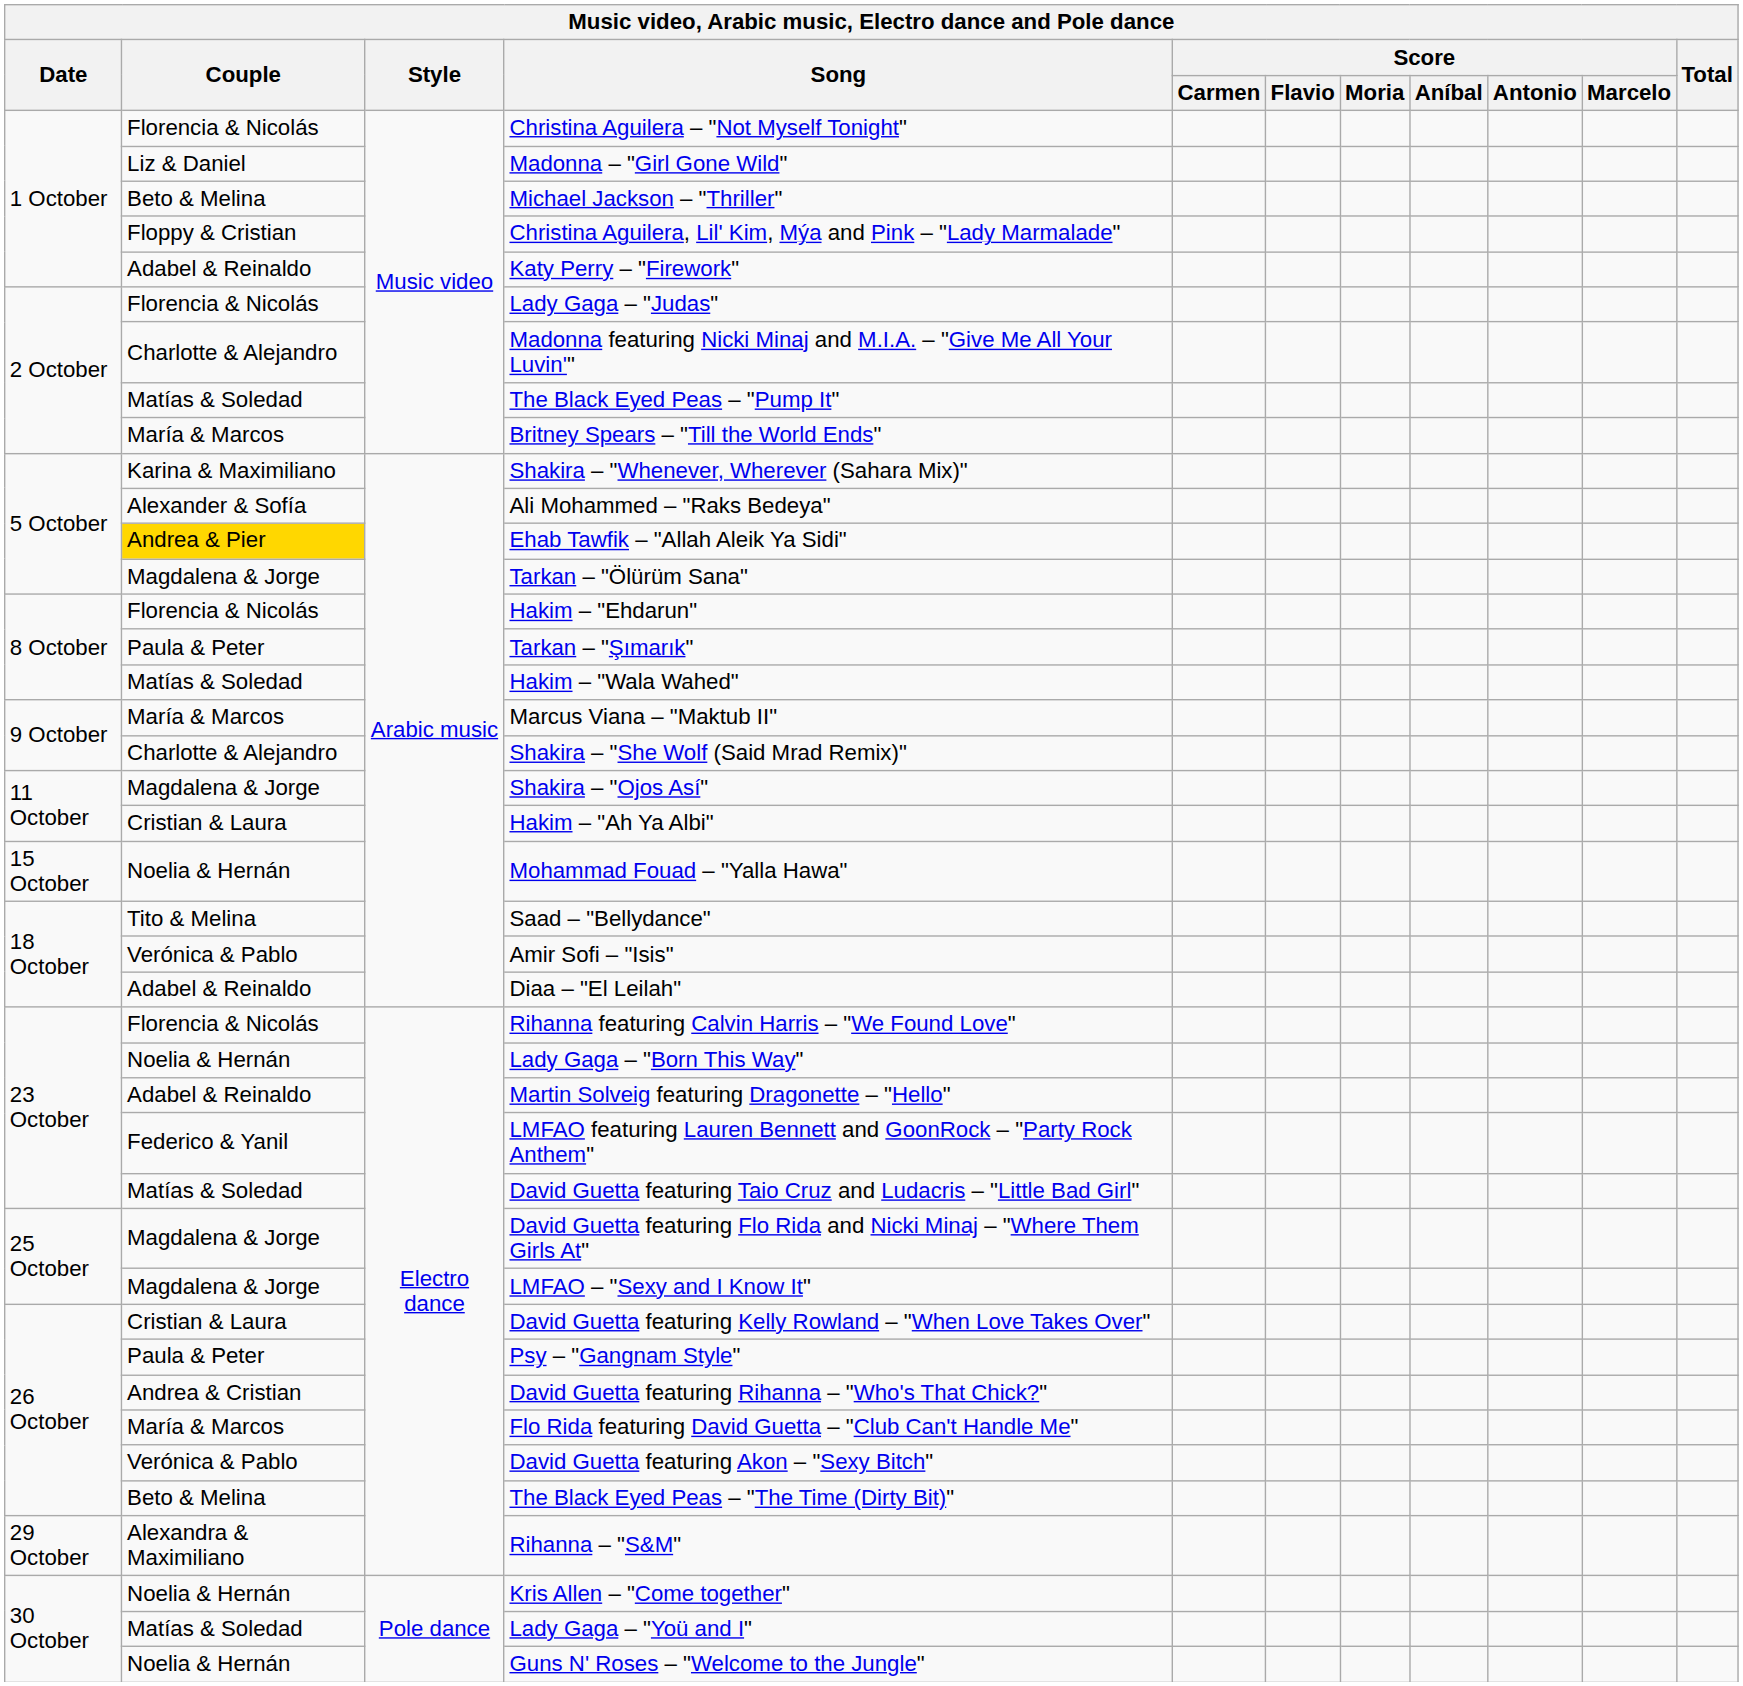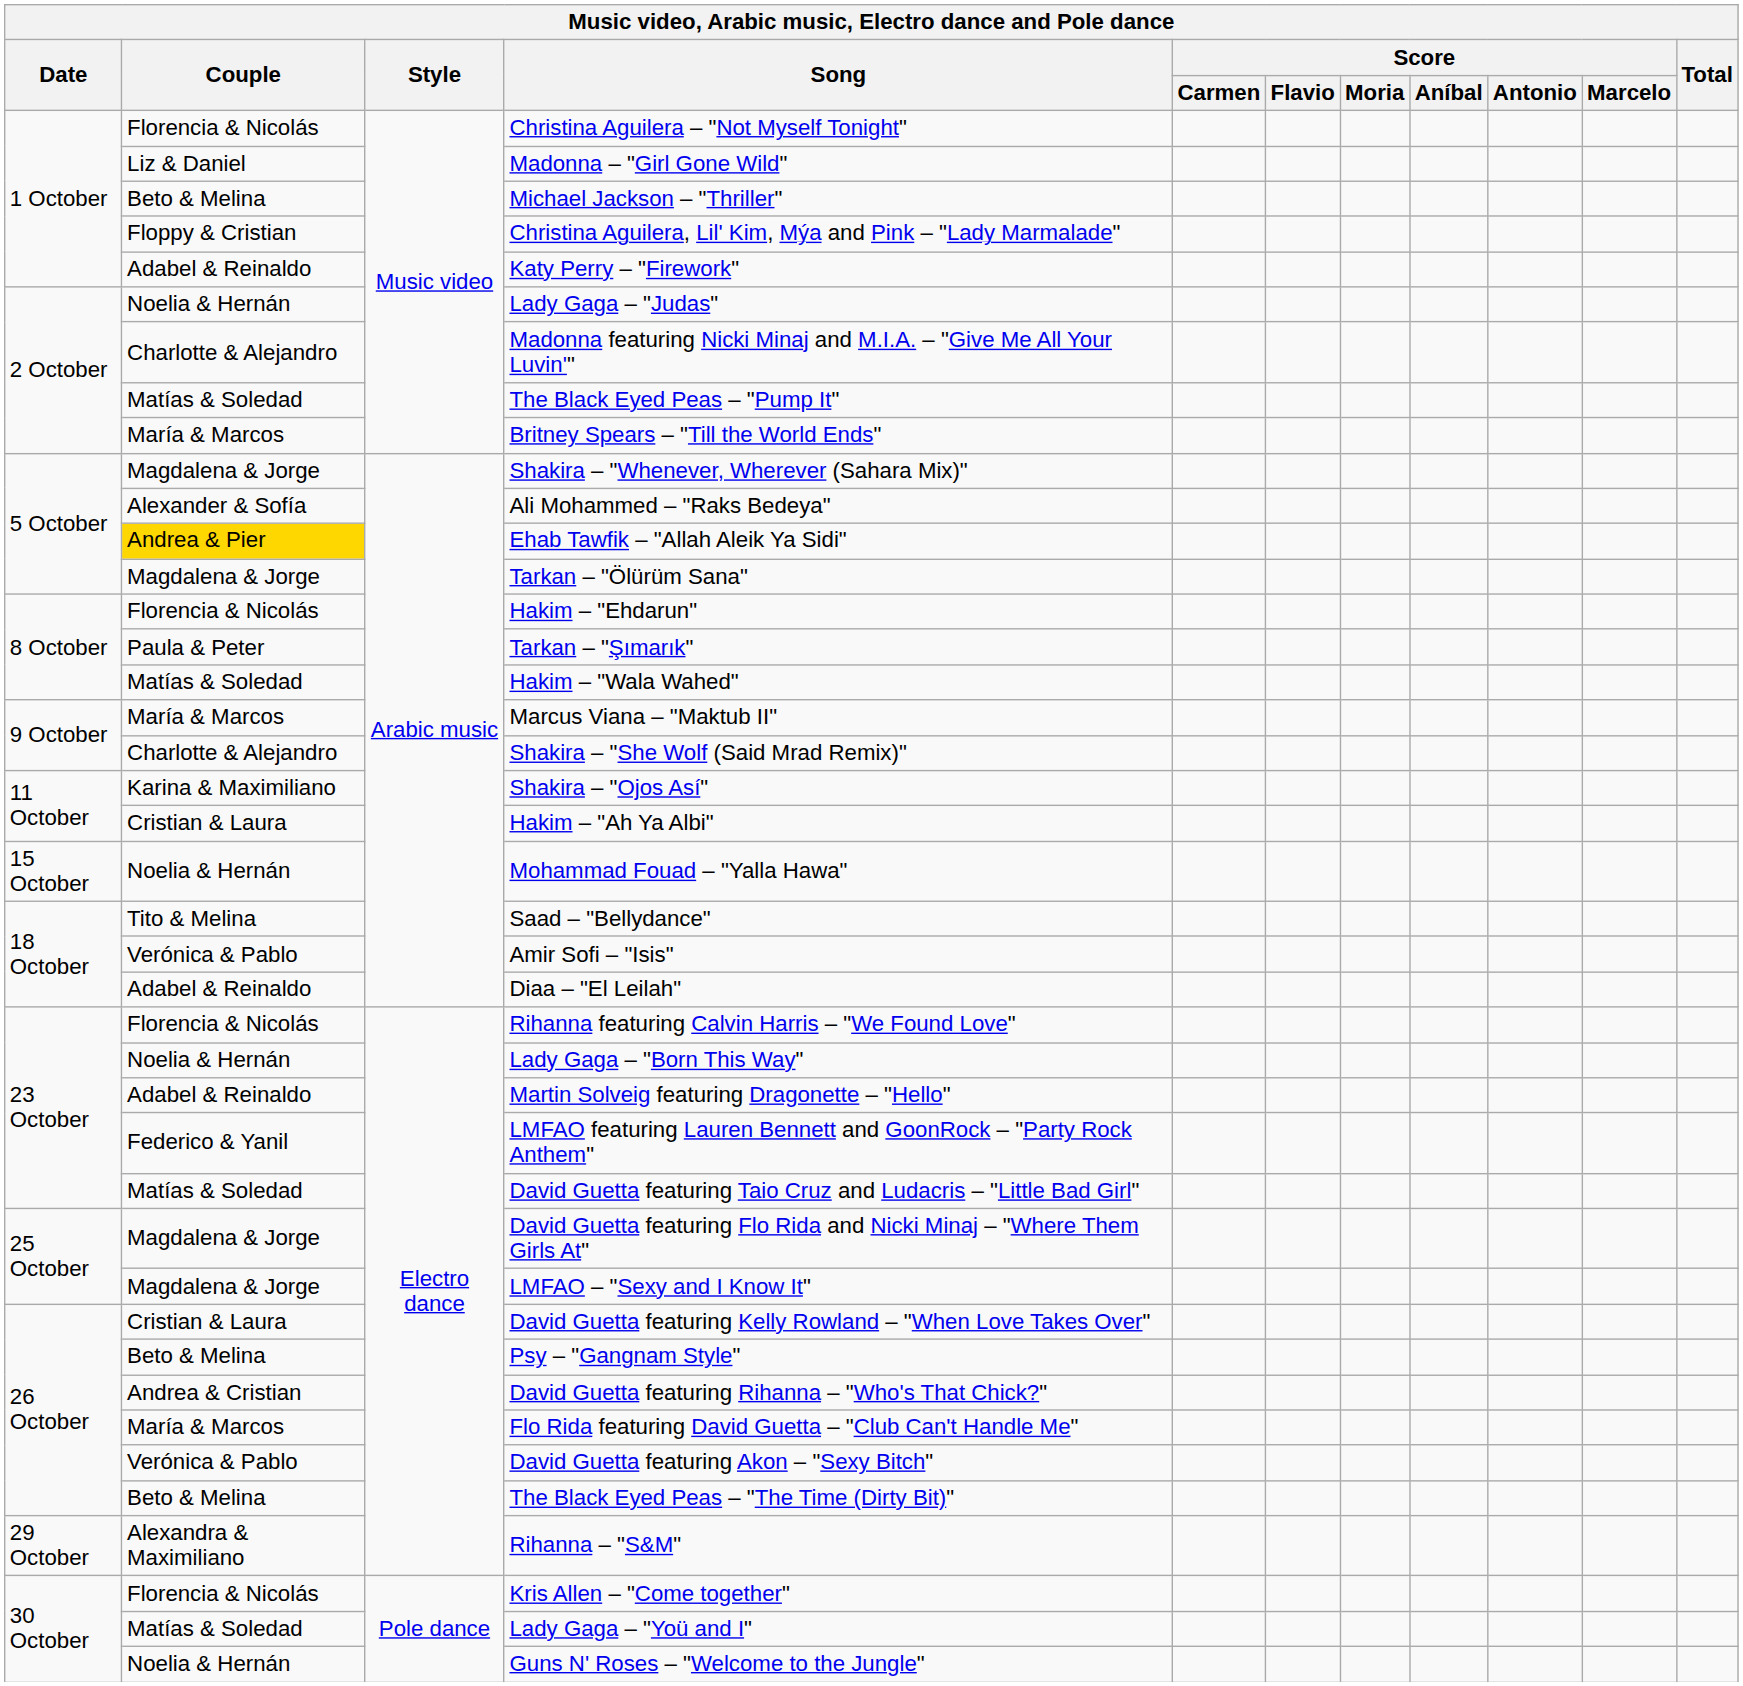(223, 304) Florencia & Nicolás -> (209, 304) Noelia & Hernán
(232, 470) Karina & Maximiliano -> (224, 470) Magdalena & Jorge
(224, 787) Magdalena & Jorge -> (232, 787) Karina & Maximiliano
(196, 1356) Paula & Peter -> (196, 1356) Beto & Melina
(209, 1593) Noelia & Hernán -> (223, 1593) Florencia & Nicolás
